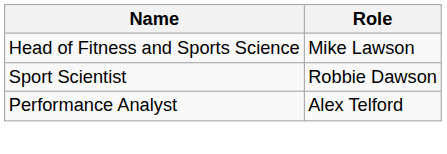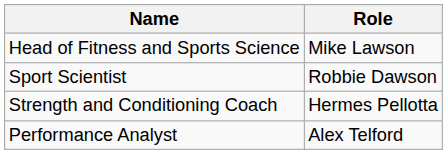+ row: (143, 105)
